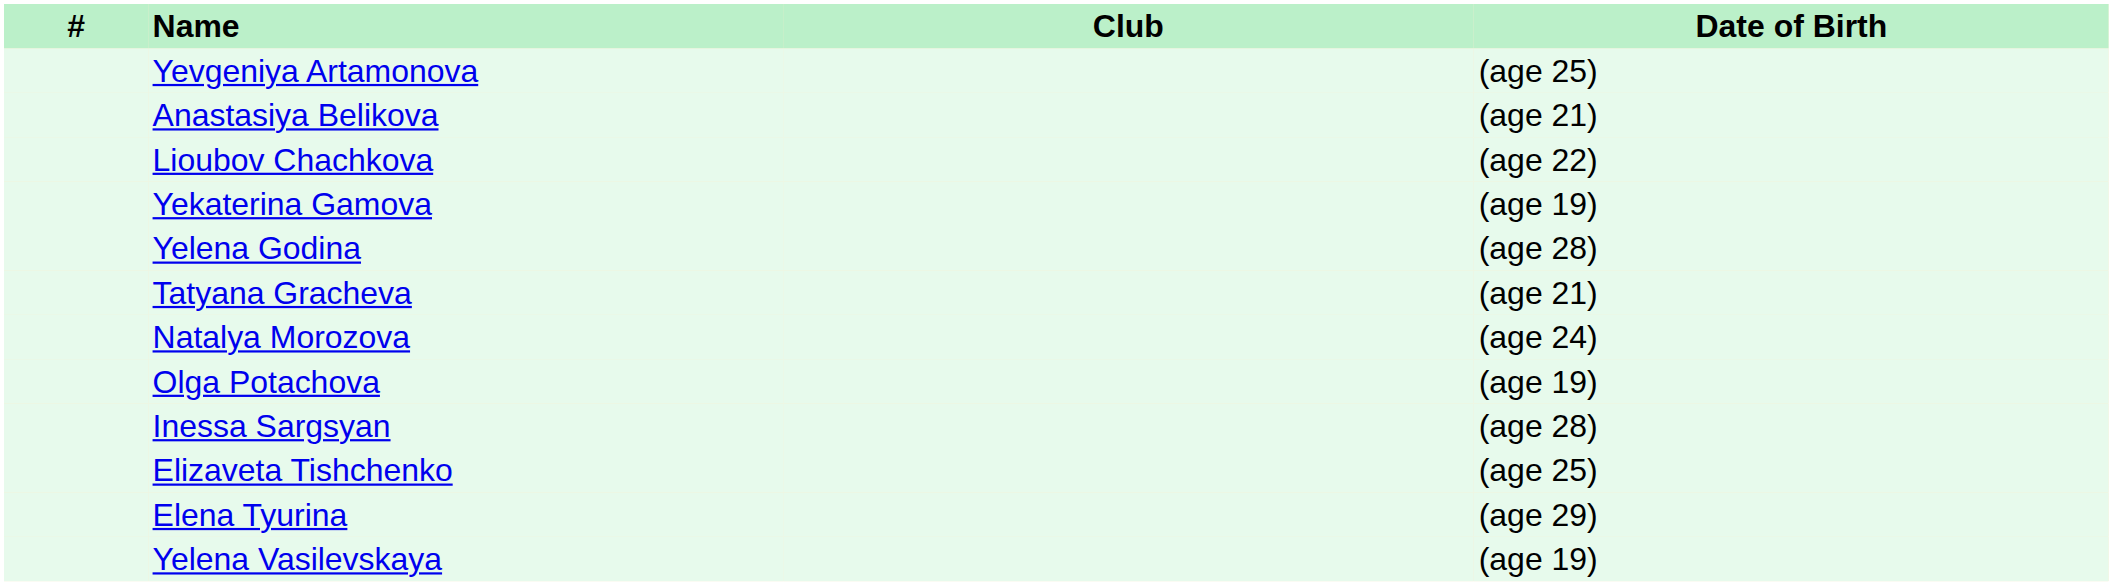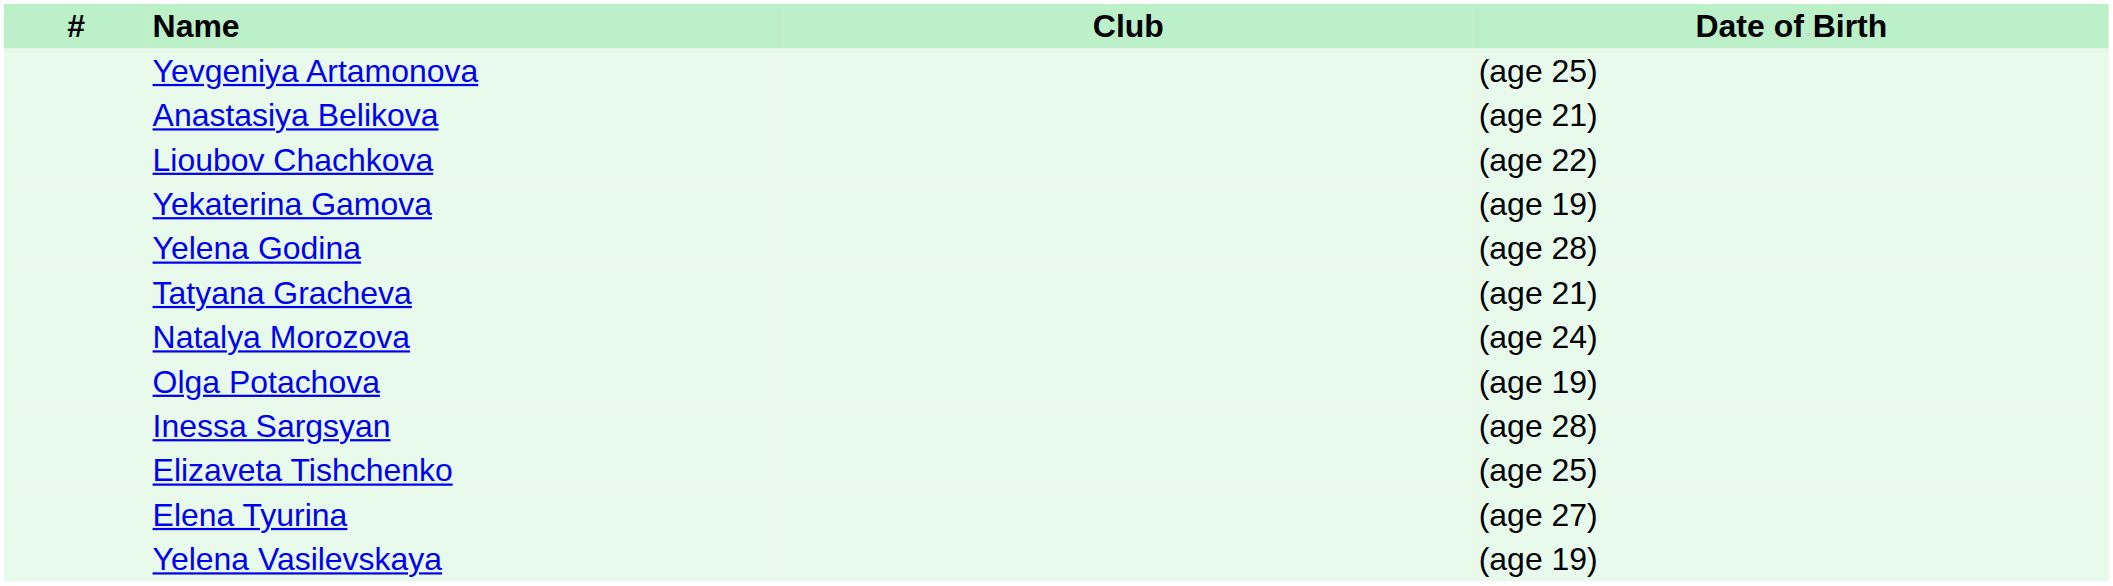(1538, 515) (age 29) -> (1538, 515) (age 27)
